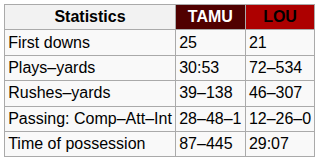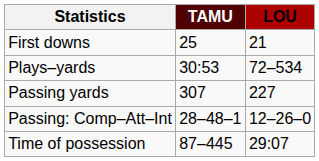- row: (59, 93)
+ row: (58, 93)
